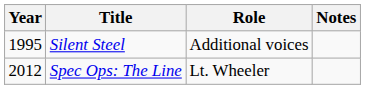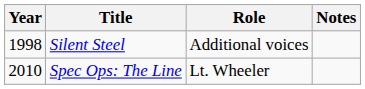(25, 44) 1995 -> (25, 44) 1998
(25, 71) 2012 -> (25, 71) 2010
